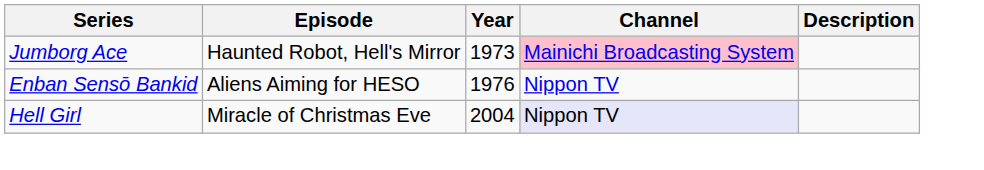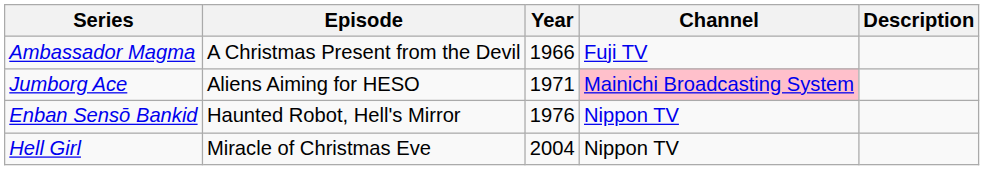+ row: (102, 52)
(334, 52) Haunted Robot, Hell's Mirror -> (313, 84) Aliens Aiming for HESO
(492, 52) 1973 -> (552, 84) 1971
(313, 84) Aliens Aiming for HESO -> (334, 116) Haunted Robot, Hell's Mirror
(571, 116) lavender background -> (631, 148) no background
